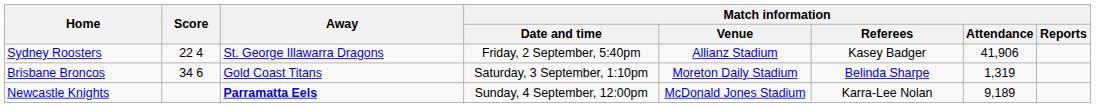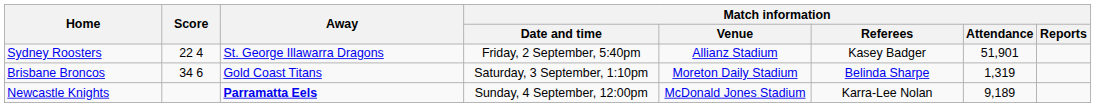(1000, 54) 41,906 -> (1000, 54) 51,901
